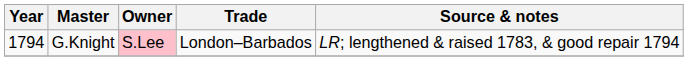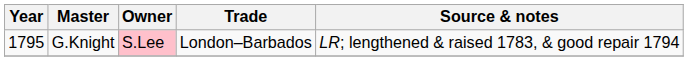(26, 42) 1794 -> (26, 42) 1795
